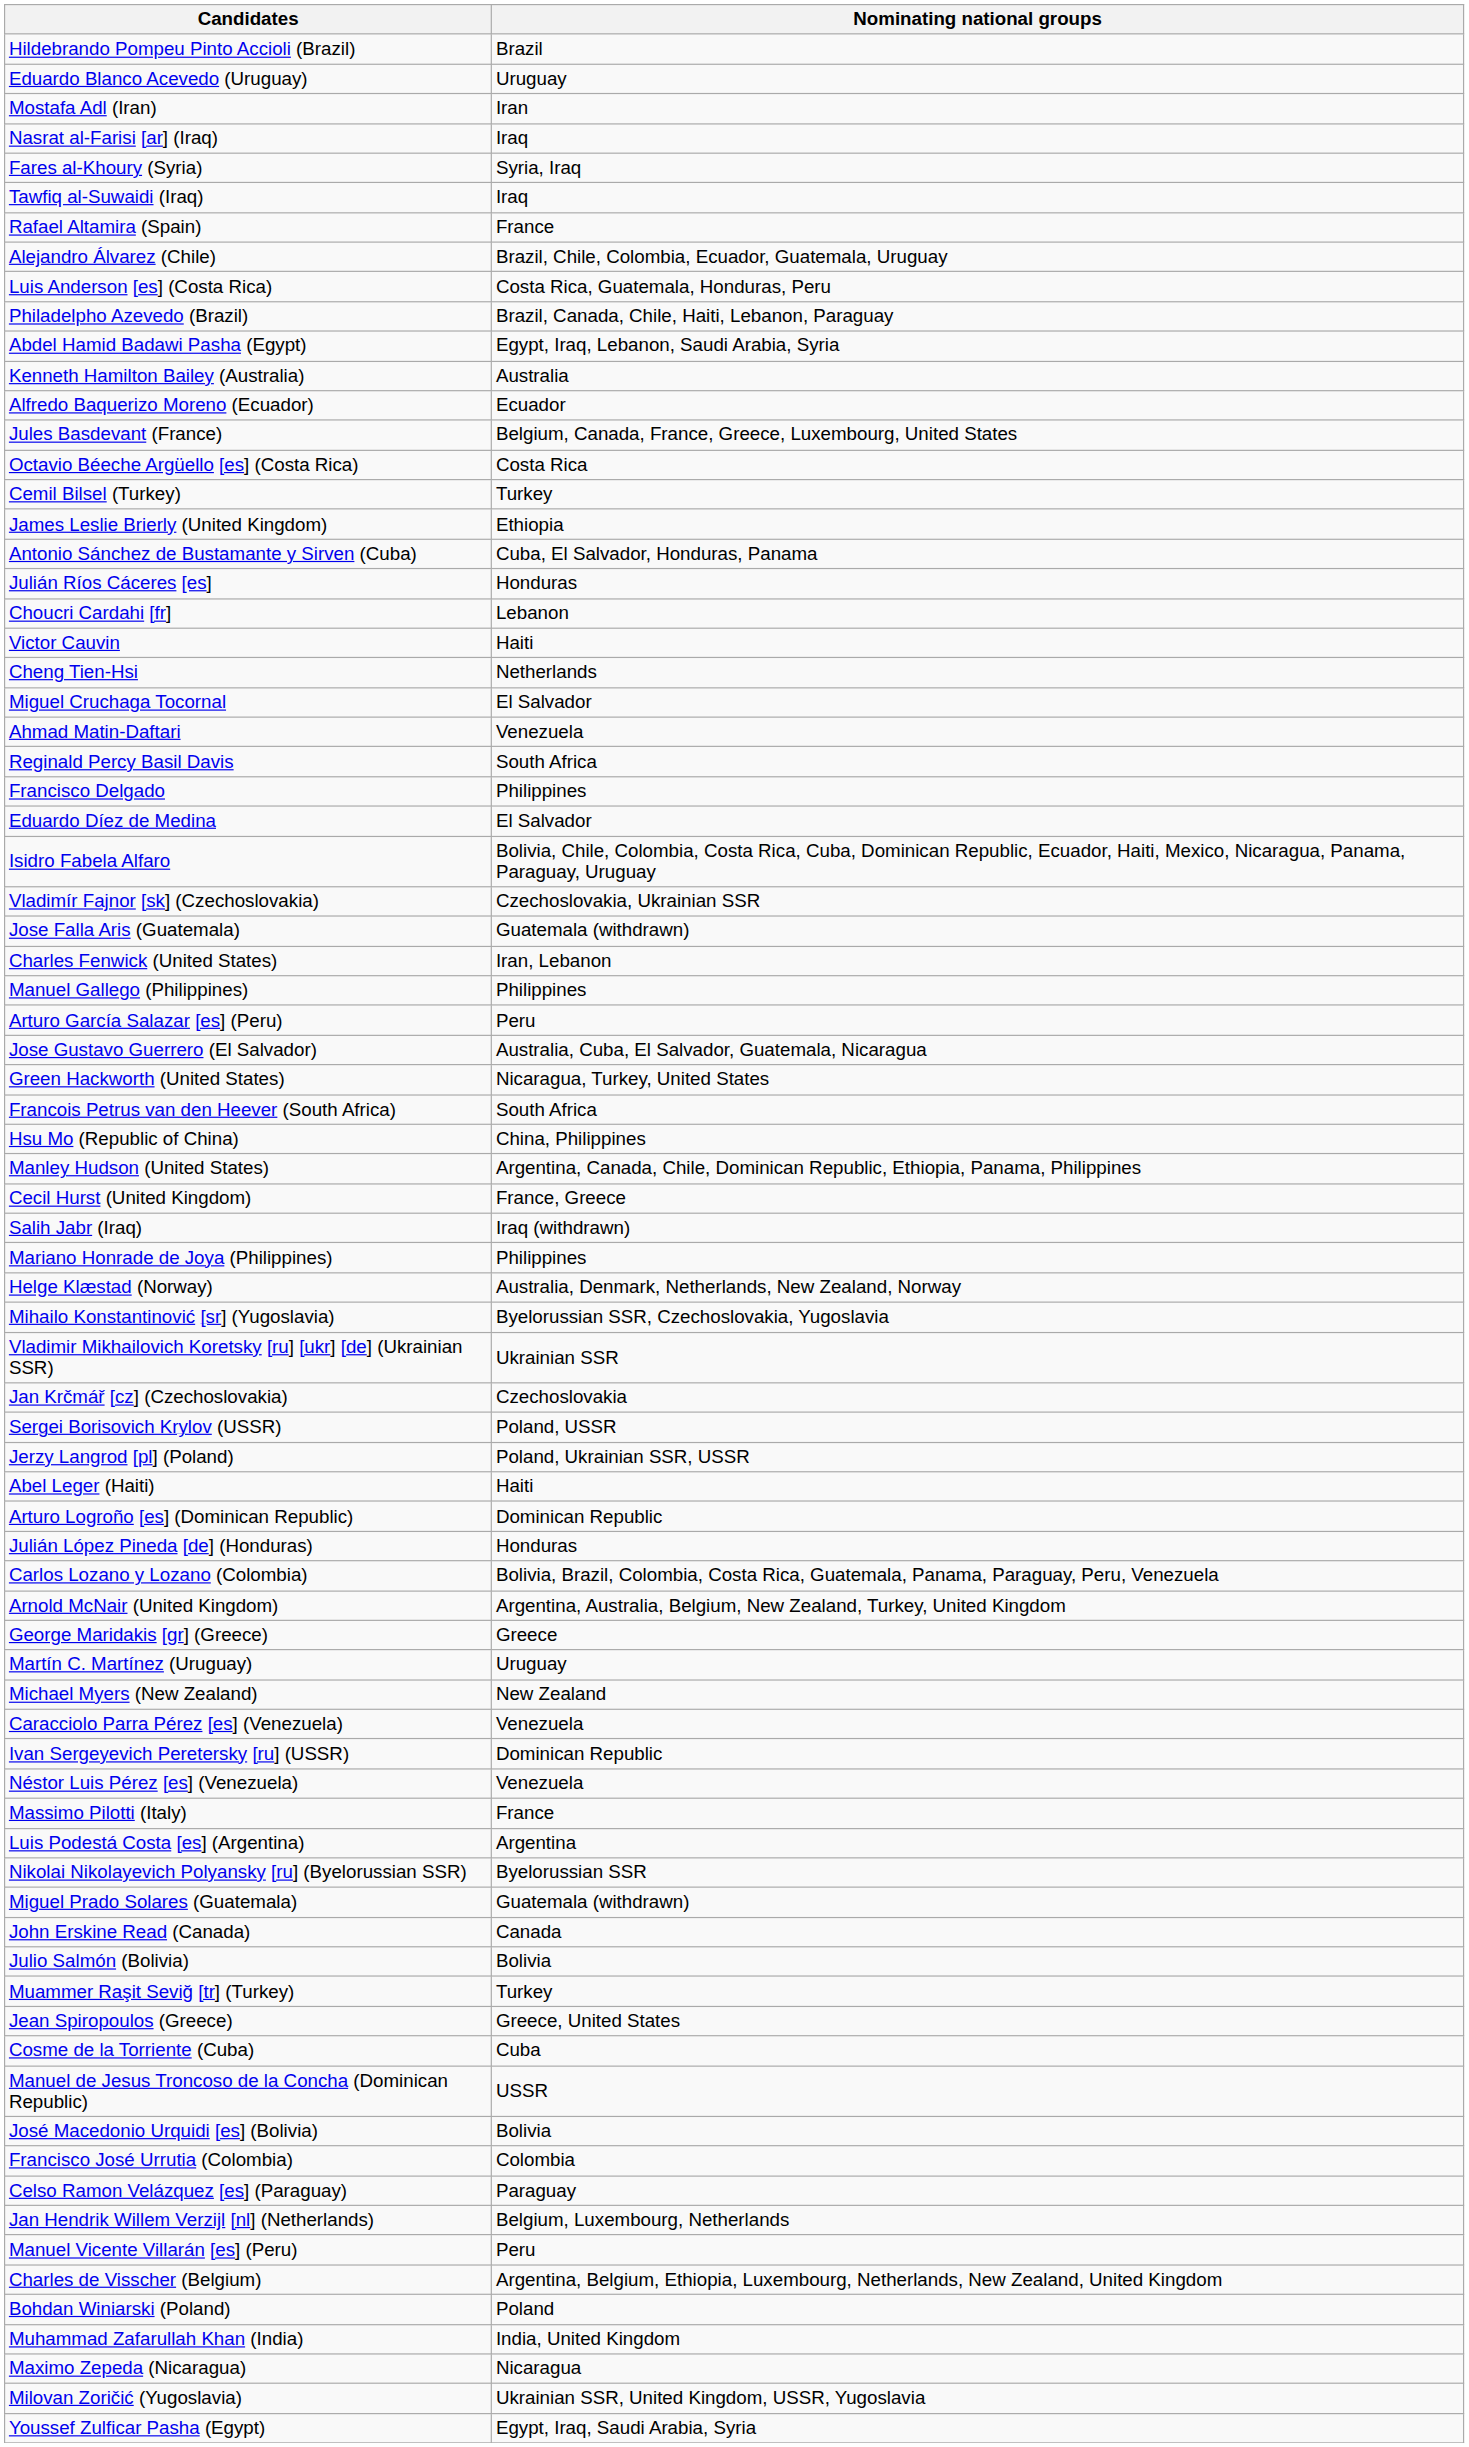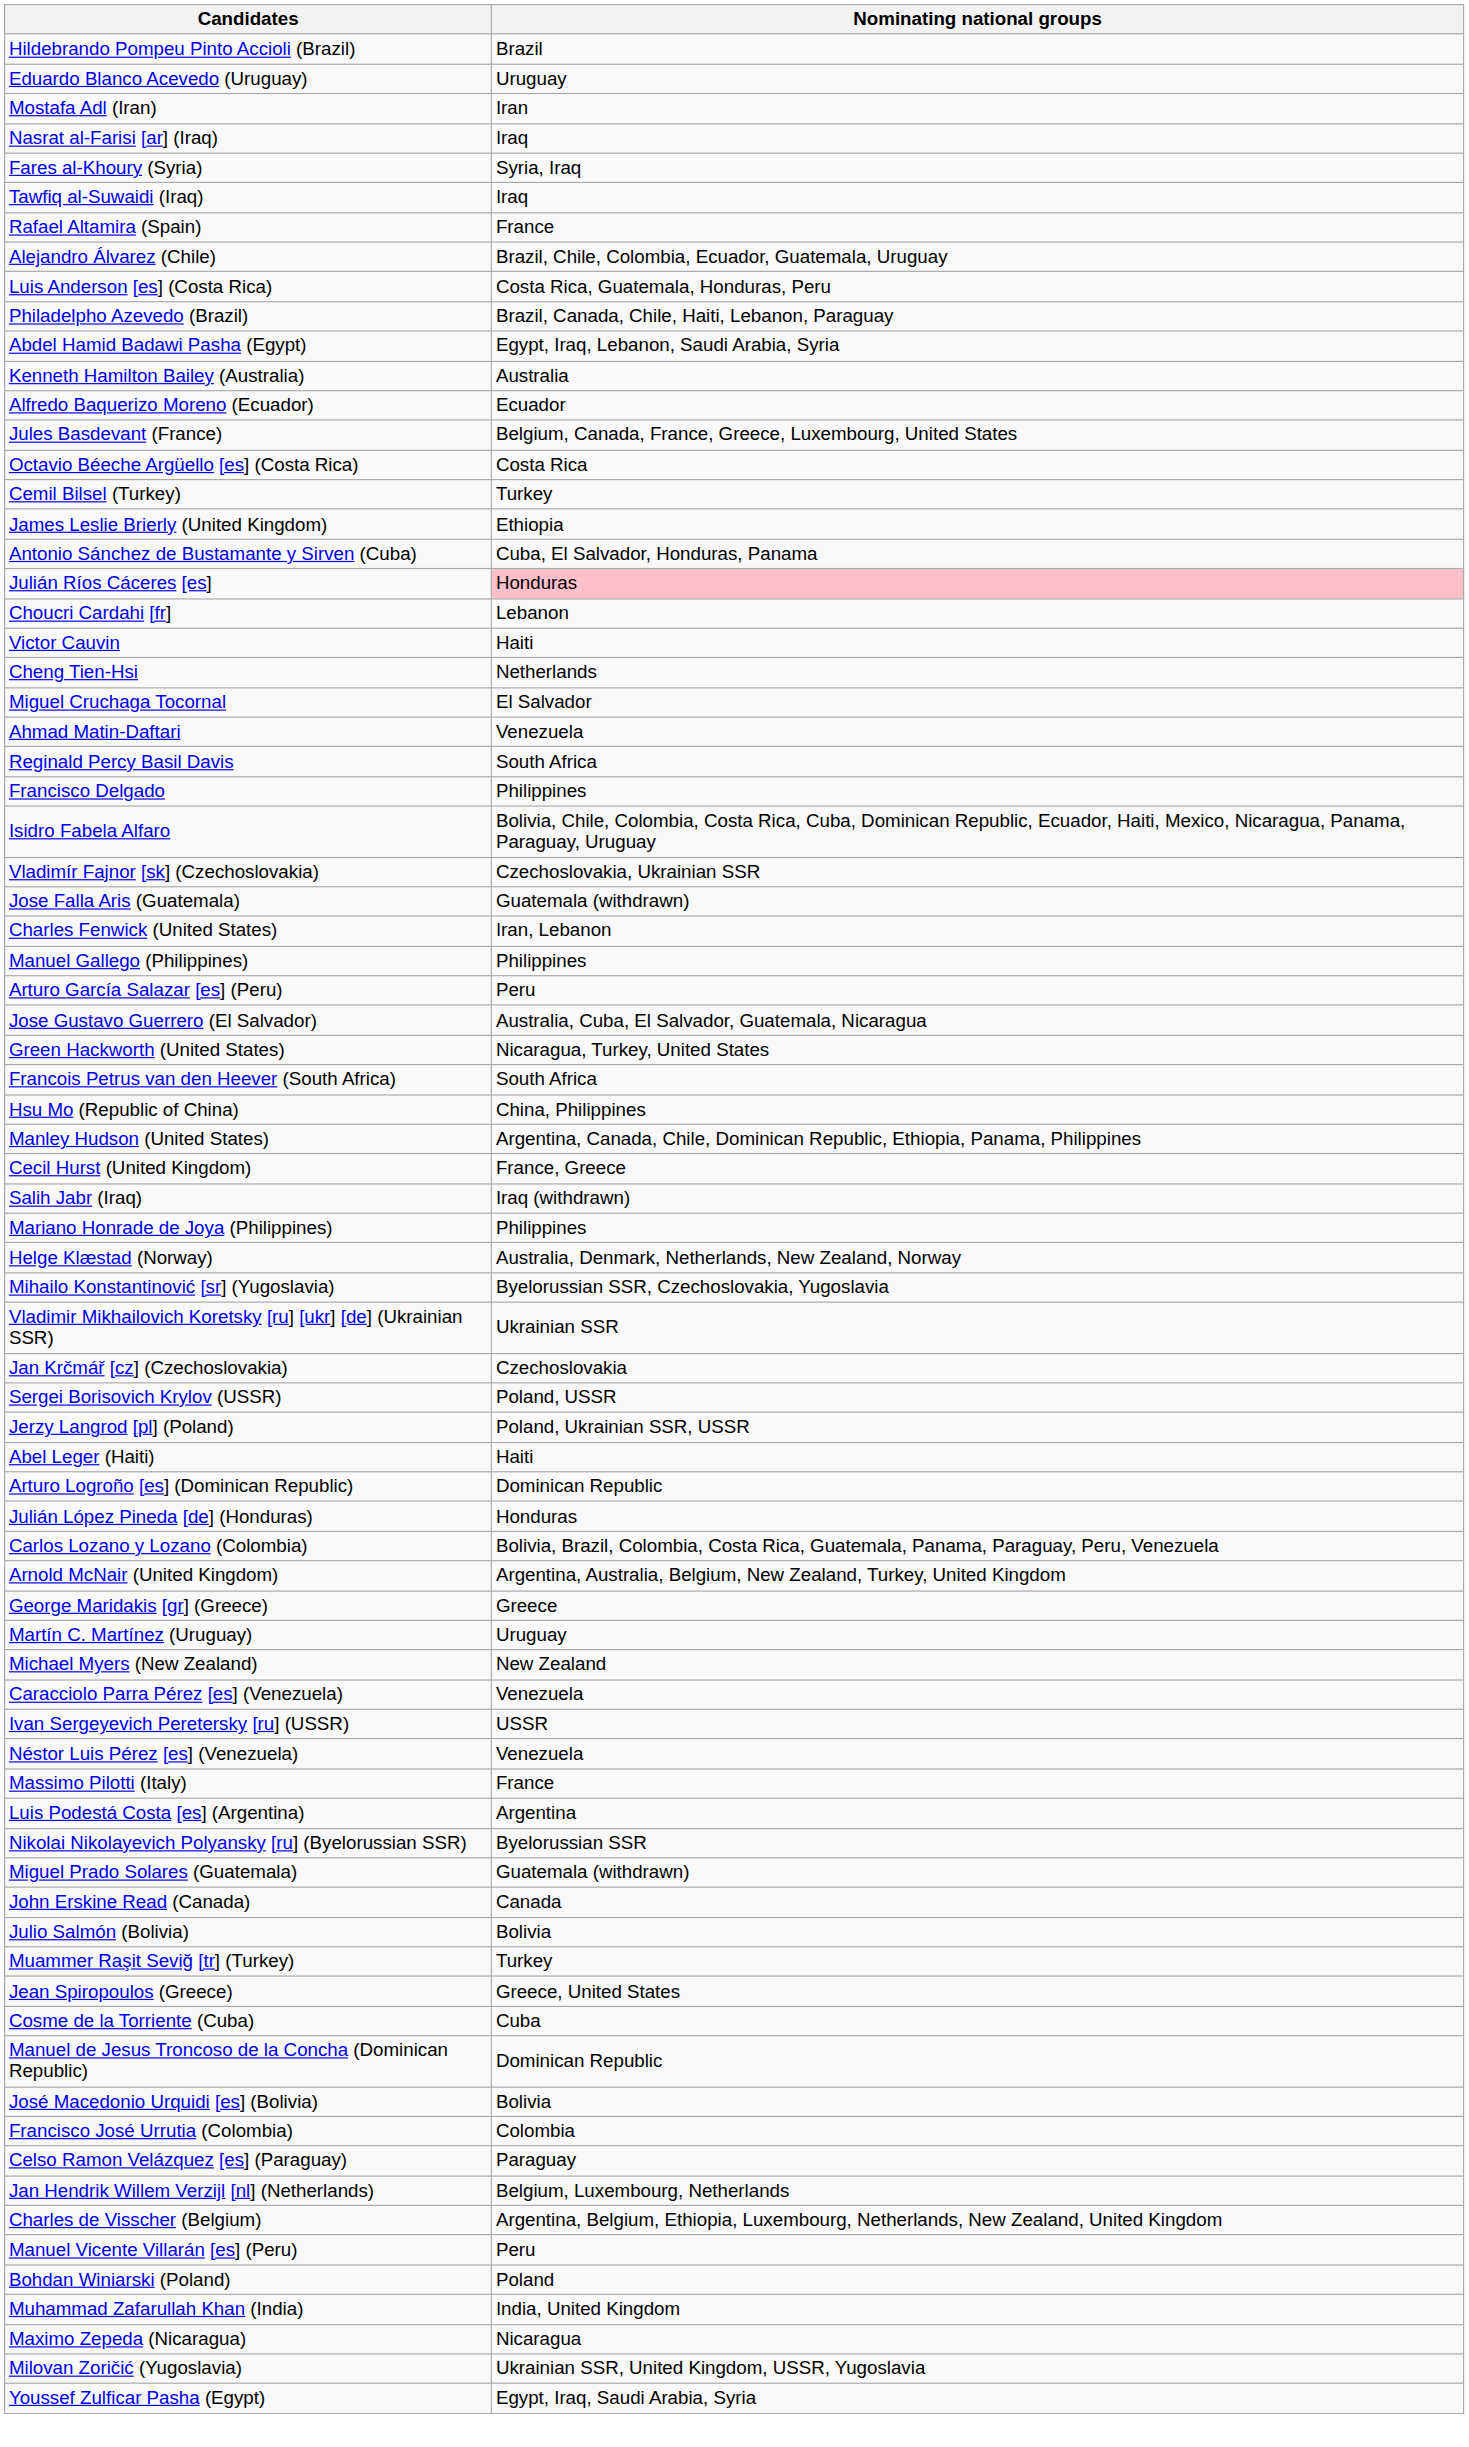(536, 583) no background -> (536, 583) pink background
- row: (112, 820)
(579, 1753) Dominican Republic -> (522, 1724) USSR
(522, 2090) USSR -> (579, 2061) Dominican Republic
rows swapped: (153, 2249) <-> (135, 2279)
